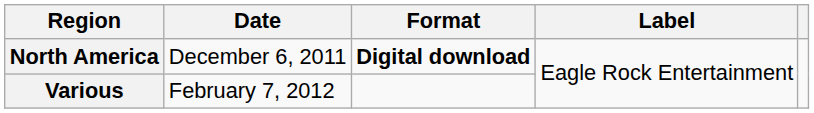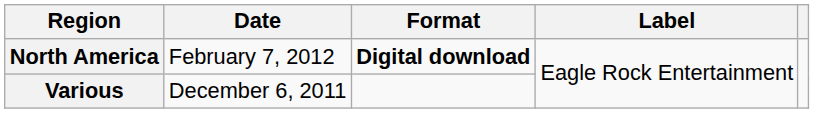(258, 56) December 6, 2011 -> (252, 56) February 7, 2012
(252, 90) February 7, 2012 -> (258, 90) December 6, 2011
